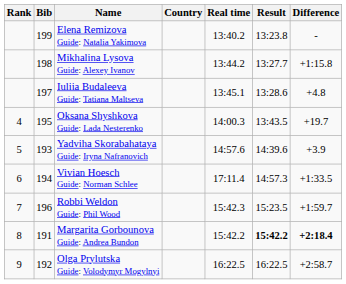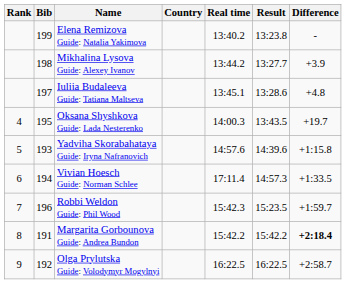(316, 64) +1:15.8 -> (315, 64) +3.9
(316, 150) +3.9 -> (315, 150) +1:15.8
(271, 235) bold -> (271, 235) normal
